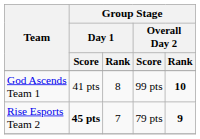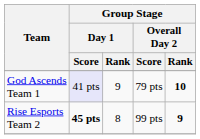(86, 86) no background -> (86, 86) lavender background
(118, 86) 8 -> (118, 86) 9
(149, 86) 99 pts -> (149, 86) 79 pts
(118, 118) 7 -> (118, 118) 8
(149, 118) 79 pts -> (149, 118) 99 pts
